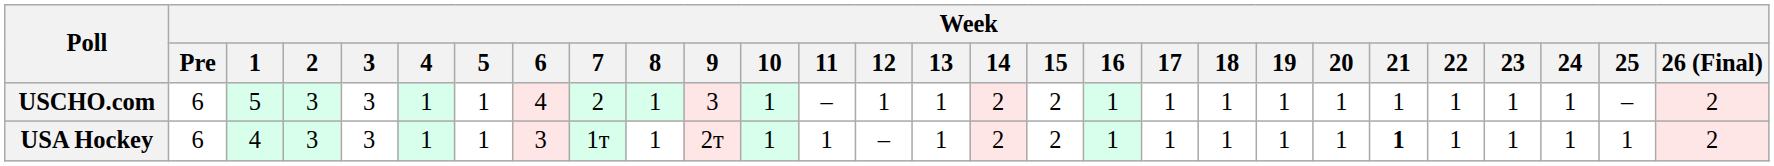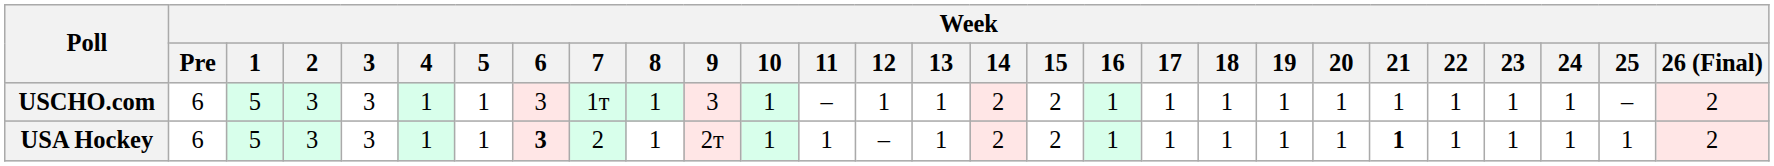(541, 101) 4 -> (541, 101) 3
(598, 101) 2 -> (598, 101) 1т
(255, 140) 4 -> (255, 140) 5
(541, 140) normal -> (541, 140) bold
(598, 140) 1т -> (598, 140) 2
